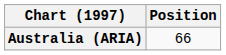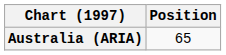(183, 39) 66 -> (183, 39) 65
